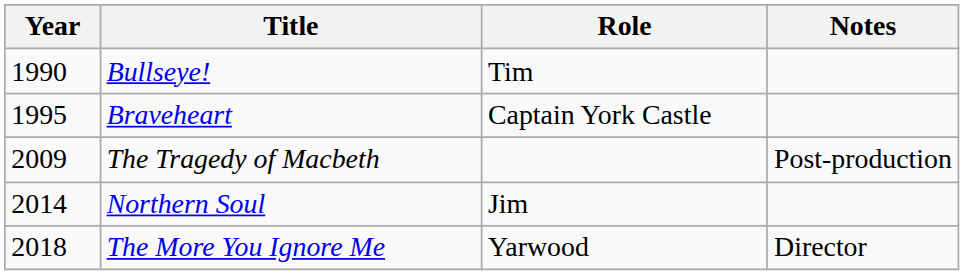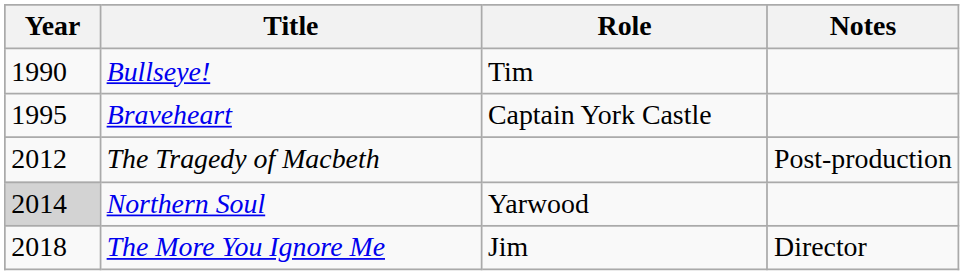(39, 159) 2009 -> (39, 159) 2012
(39, 203) no background -> (39, 203) lightgrey background
(508, 203) Jim -> (538, 203) Yarwood
(538, 247) Yarwood -> (508, 247) Jim
